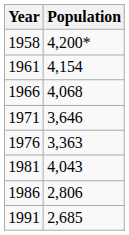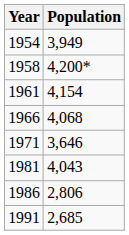+ row: (24, 42)
- row: (24, 142)
